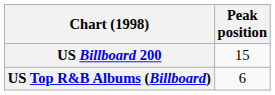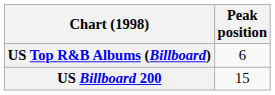rows swapped: (109, 55) <-> (109, 78)
